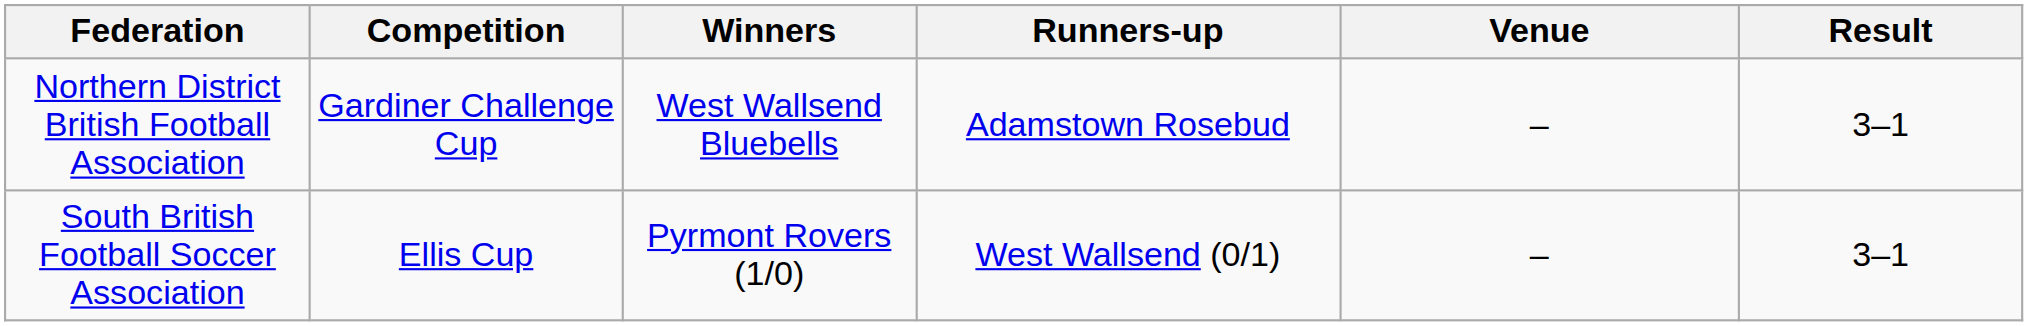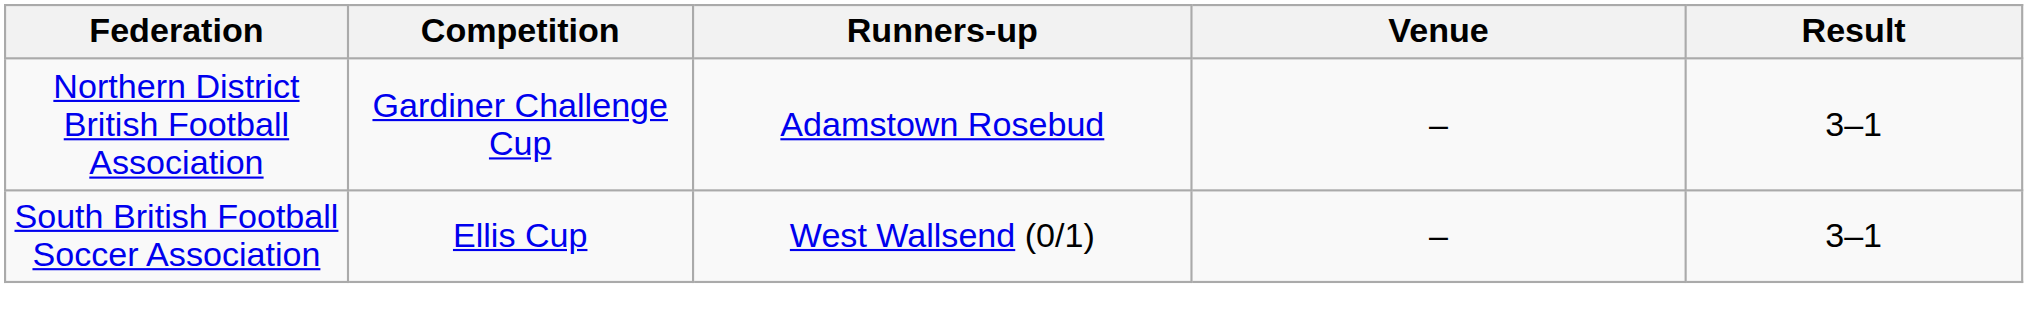- column: (769, 31)
